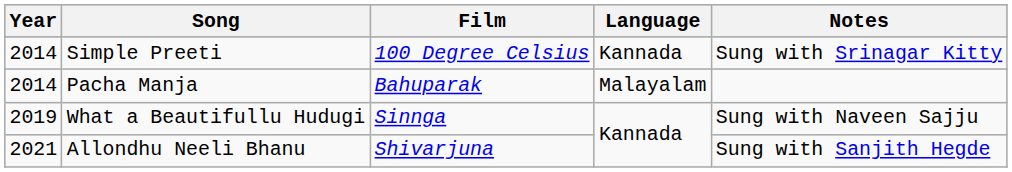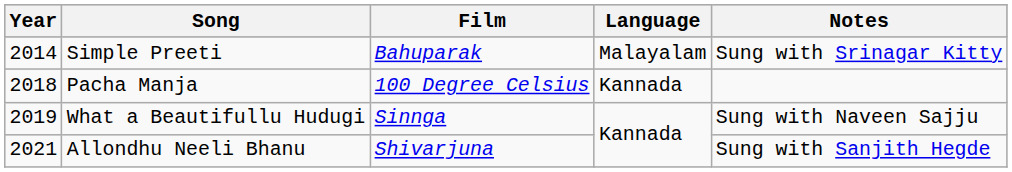(482, 53) 100 Degree Celsius -> (428, 53) Bahuparak
(641, 53) Kannada -> (653, 53) Malayalam
(33, 86) 2014 -> (33, 86) 2018
(428, 86) Bahuparak -> (482, 86) 100 Degree Celsius
(653, 86) Malayalam -> (641, 86) Kannada
